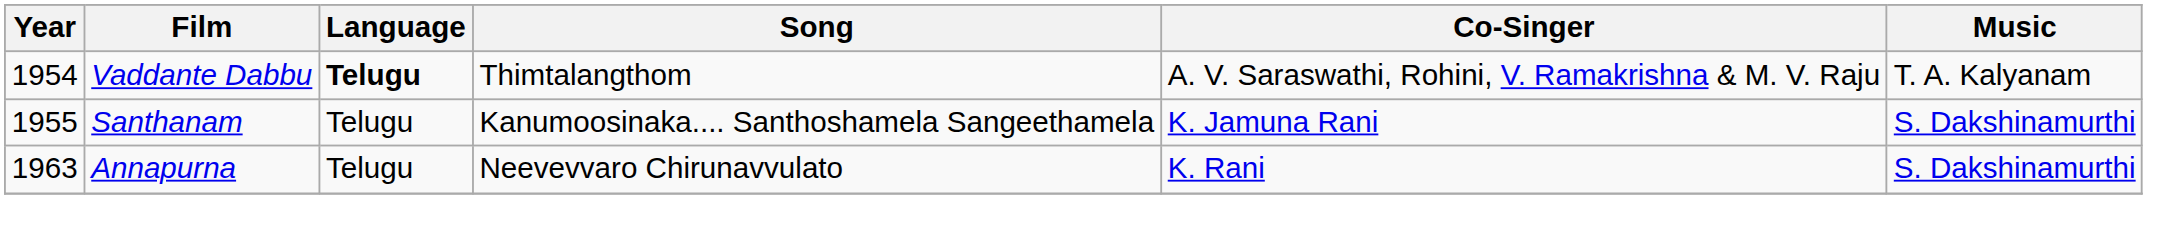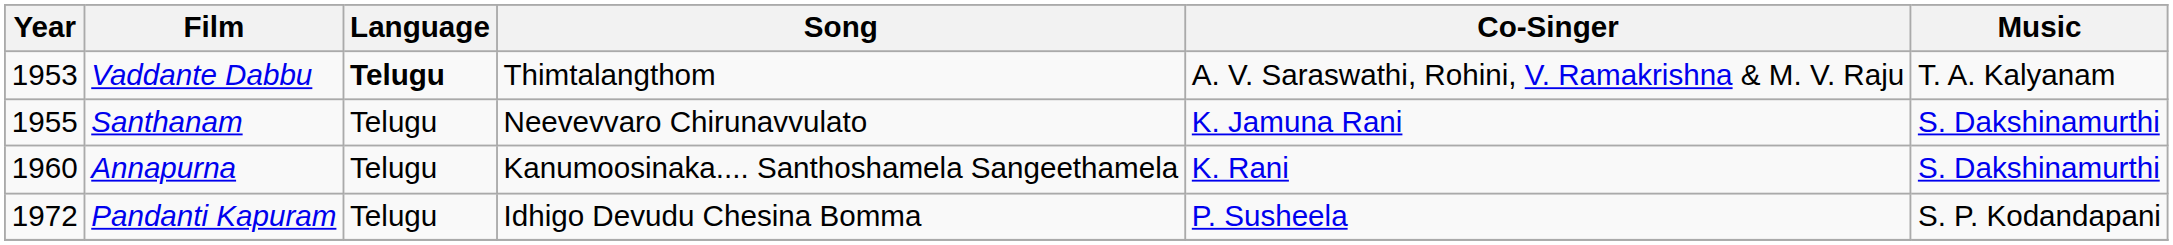(45, 74) 1954 -> (45, 74) 1953
(817, 121) Kanumoosinaka.... Santhoshamela Sangeethamela -> (685, 121) Neevevvaro Chirunavvulato
(45, 168) 1963 -> (45, 168) 1960
(661, 168) Neevevvaro Chirunavvulato -> (841, 168) Kanumoosinaka.... Santhoshamela Sangeethamela
+ row: (214, 215)
